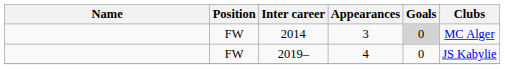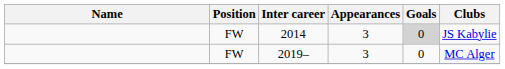(469, 34) MC Alger -> (469, 34) JS Kabylie
(366, 53) 4 -> (366, 53) 3
(469, 53) JS Kabylie -> (469, 53) MC Alger
